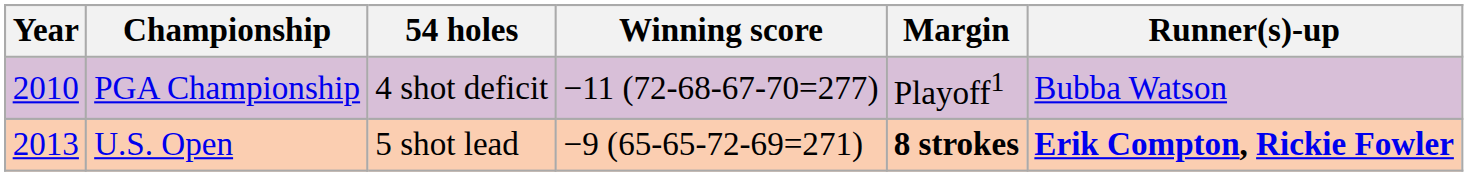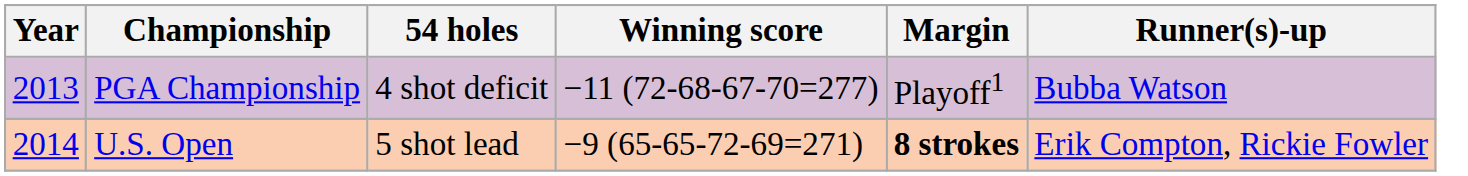(46, 87) 2010 -> (46, 87) 2013
(46, 144) 2013 -> (46, 144) 2014
(1244, 144) bold -> (1231, 144) normal
